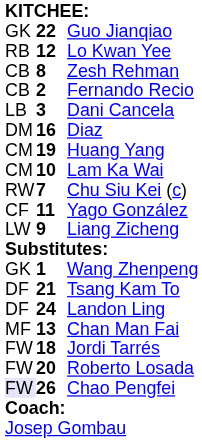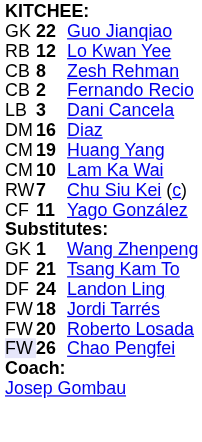- row: (123, 229)
- row: (123, 328)
